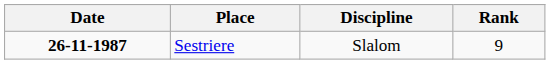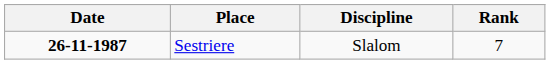(499, 45) 9 -> (499, 45) 7
